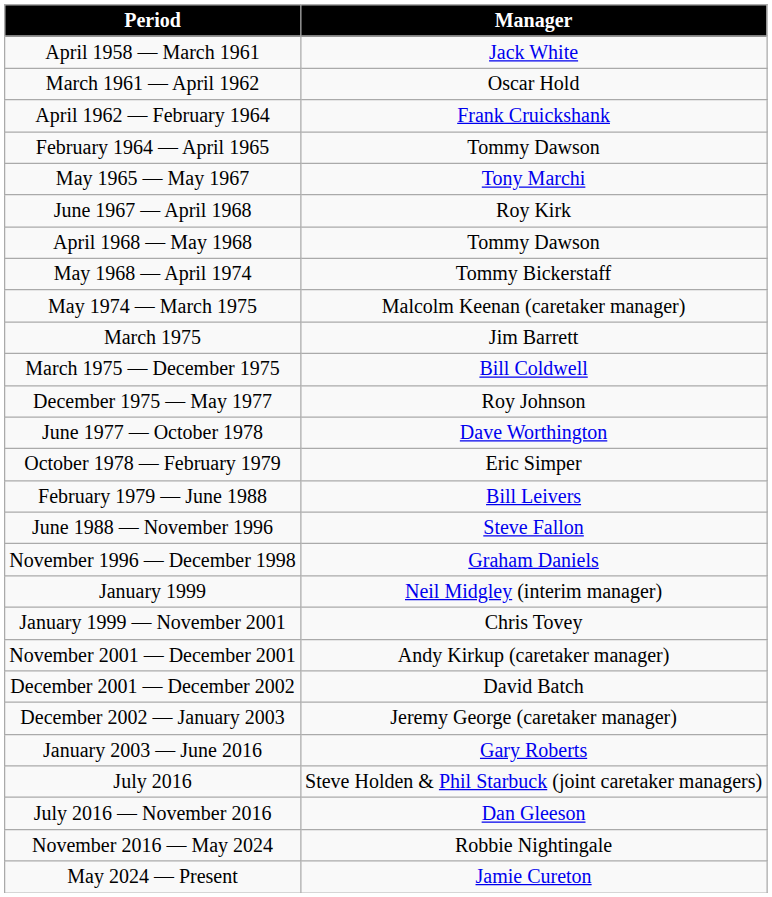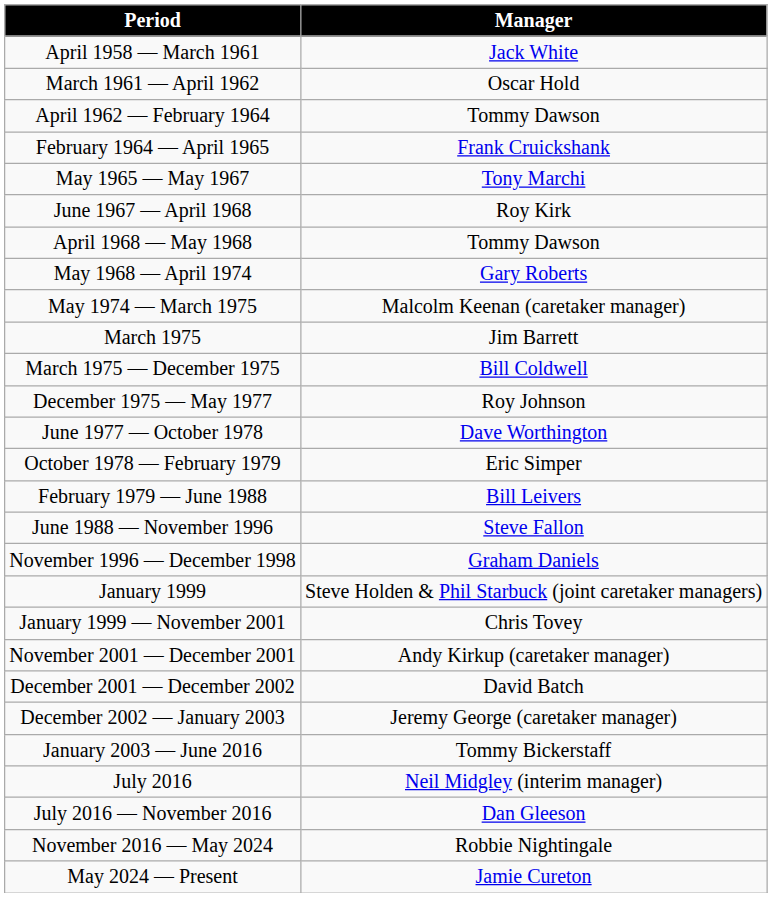(534, 115) Frank Cruickshank -> (534, 115) Tommy Dawson
(534, 147) Tommy Dawson -> (534, 147) Frank Cruickshank
(534, 274) Tommy Bickerstaff -> (534, 274) Gary Roberts
(534, 591) Neil Midgley (interim manager) -> (534, 591) Steve Holden & Phil Starbuck (joint caretaker managers)
(534, 749) Gary Roberts -> (534, 749) Tommy Bickerstaff
(534, 781) Steve Holden & Phil Starbuck (joint caretaker managers) -> (534, 781) Neil Midgley (interim manager)
